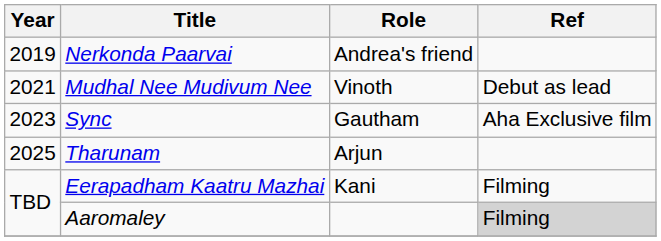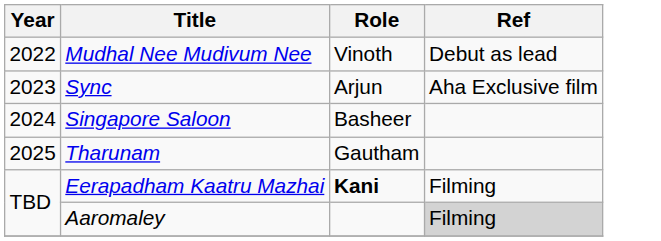- row: (149, 53)
(33, 86) 2021 -> (33, 53) 2022
(377, 119) Gautham -> (358, 86) Arjun
+ row: (148, 119)
(358, 152) Arjun -> (377, 152) Gautham
(355, 185) normal -> (356, 185) bold
